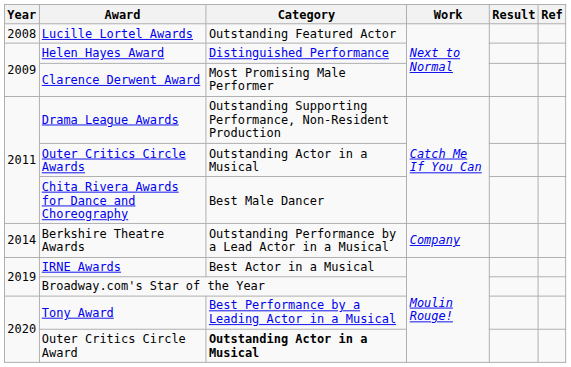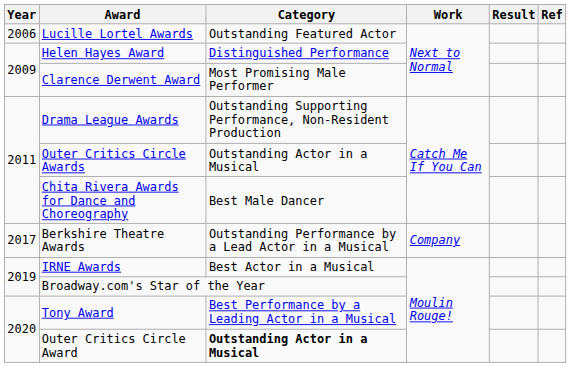(22, 34) 2008 -> (22, 34) 2006
(22, 240) 2014 -> (22, 240) 2017
